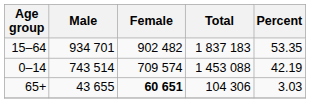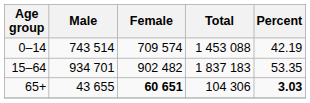rows swapped: (32, 68) <-> (29, 48)
(290, 87) normal -> (290, 87) bold
